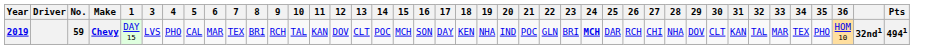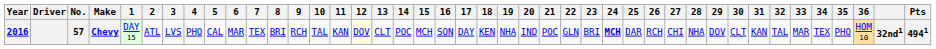+ column: (152, 12)
(18, 31) 2019 -> (18, 31) 2016
(79, 31) 59 -> (79, 31) 57
(341, 31) no background -> (362, 31) lightyellow background
